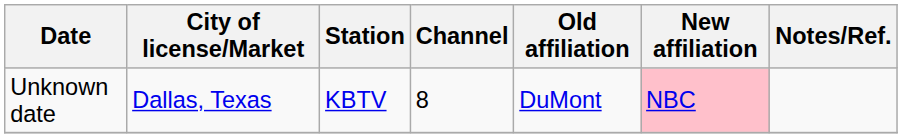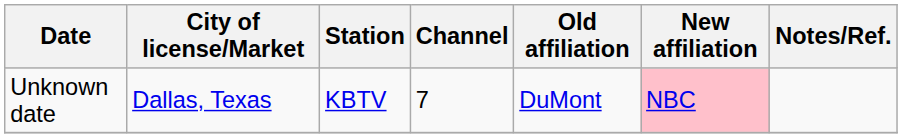(422, 100) 8 -> (422, 100) 7
